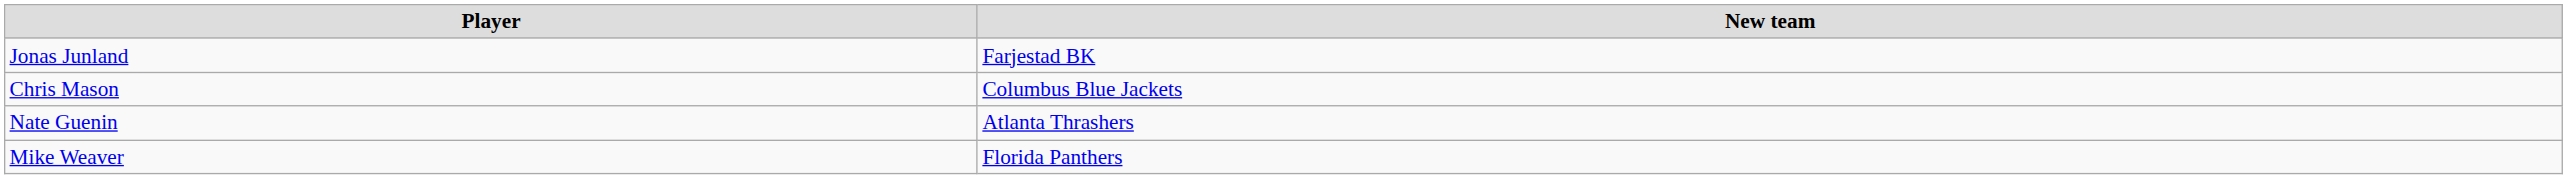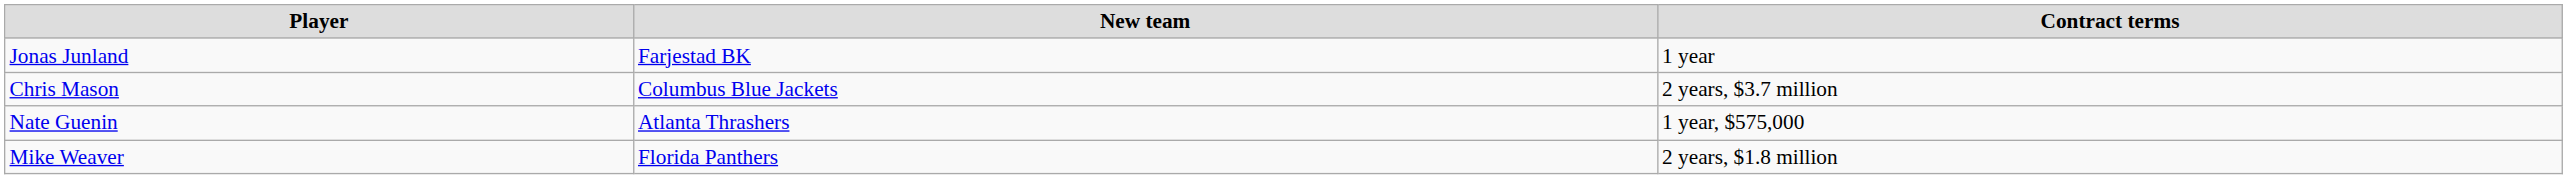+ column: (2110, 21)
